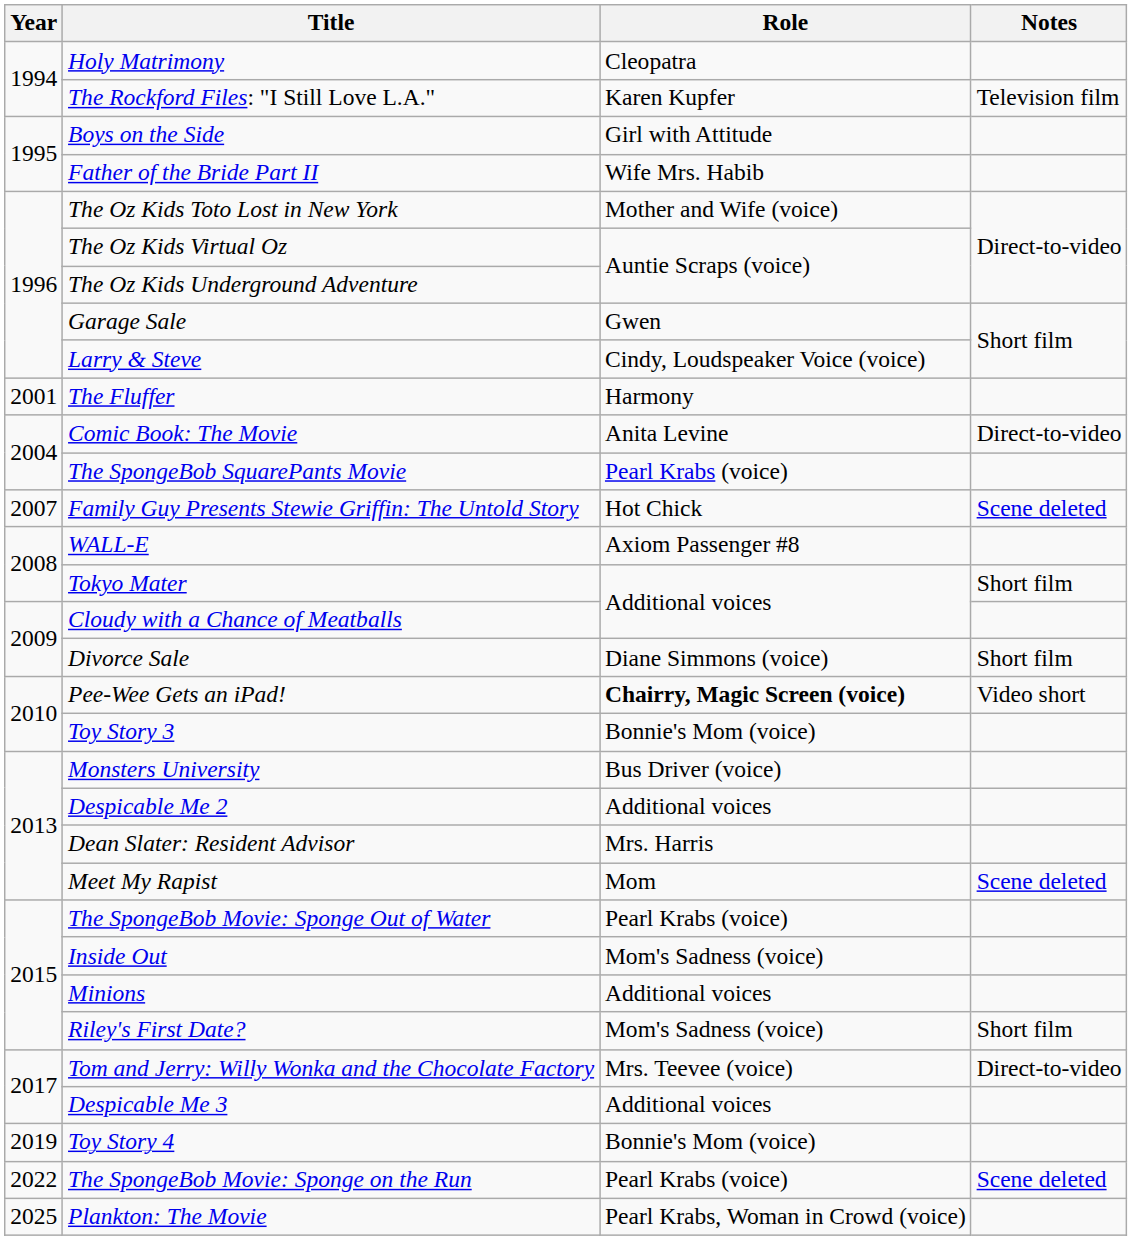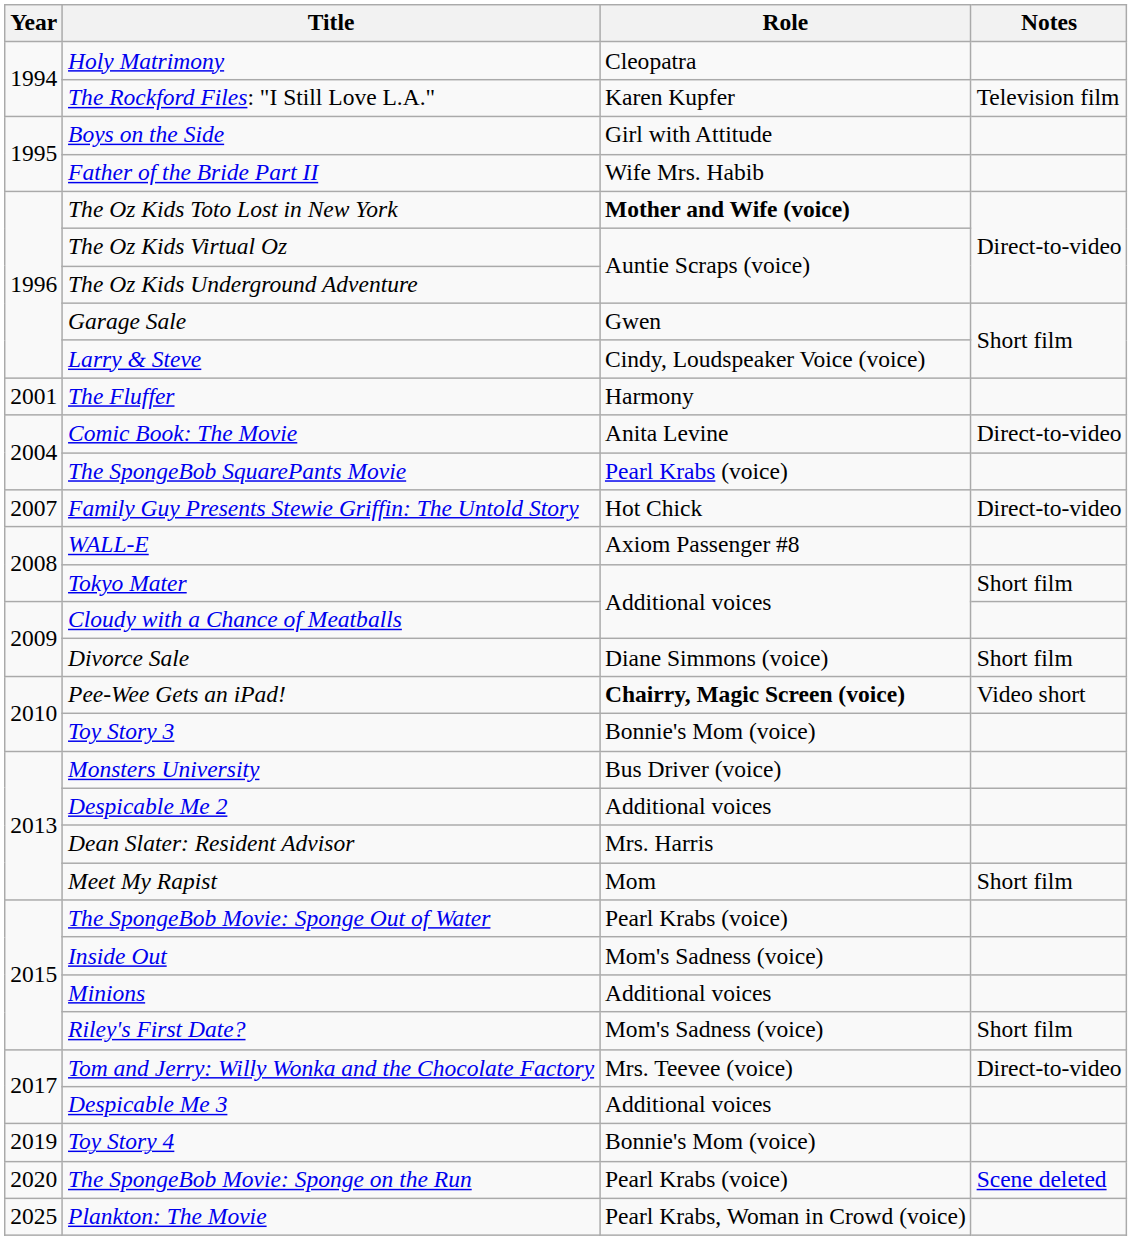(721, 209) normal -> (727, 209) bold
(1042, 508) Scene deleted -> (1049, 508) Direct-to-video
(1042, 881) Scene deleted -> (1025, 881) Short film
(34, 1179) 2022 -> (34, 1179) 2020
